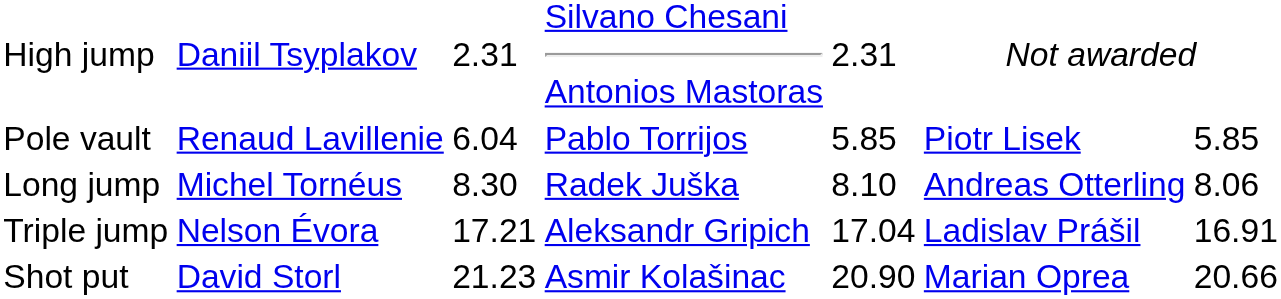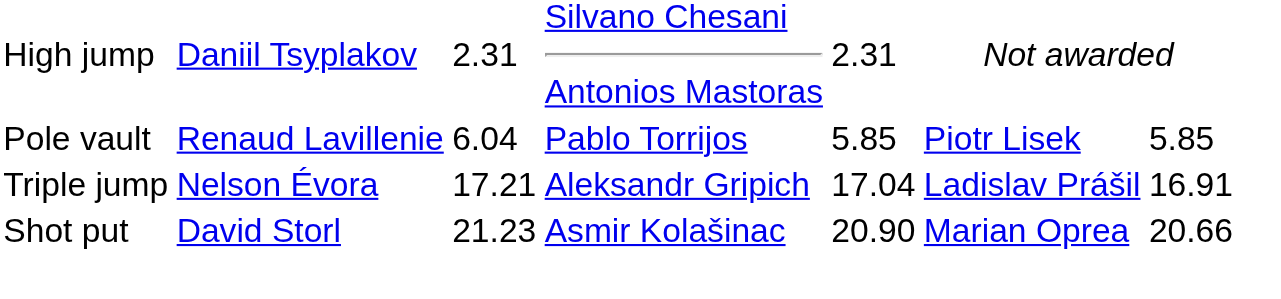- row: (82, 184)
